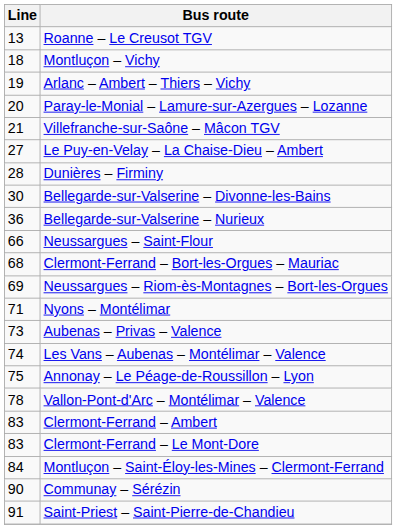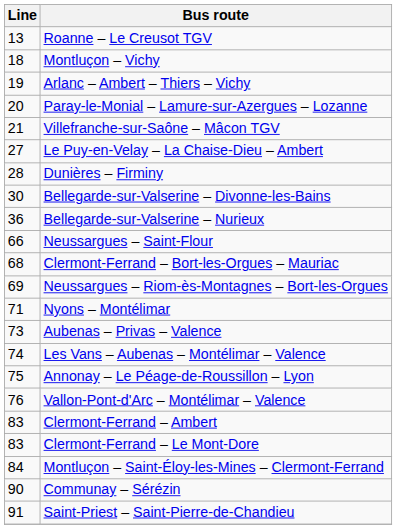(16, 399) 78 -> (16, 399) 76
